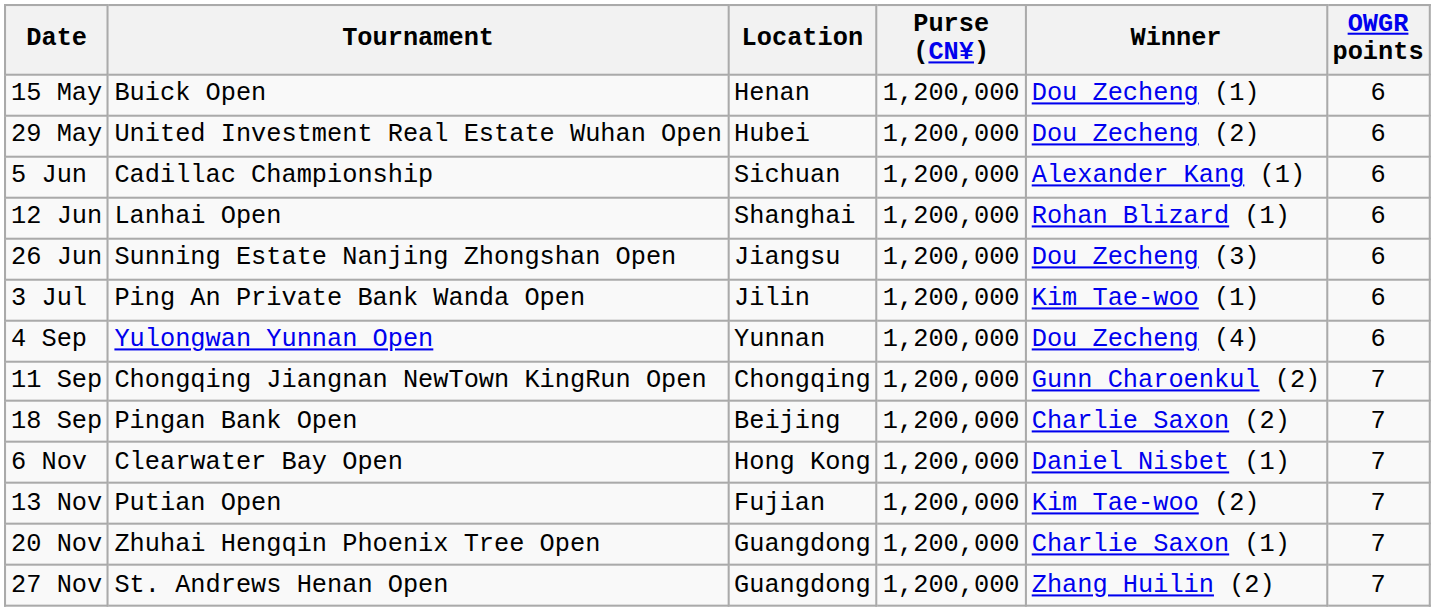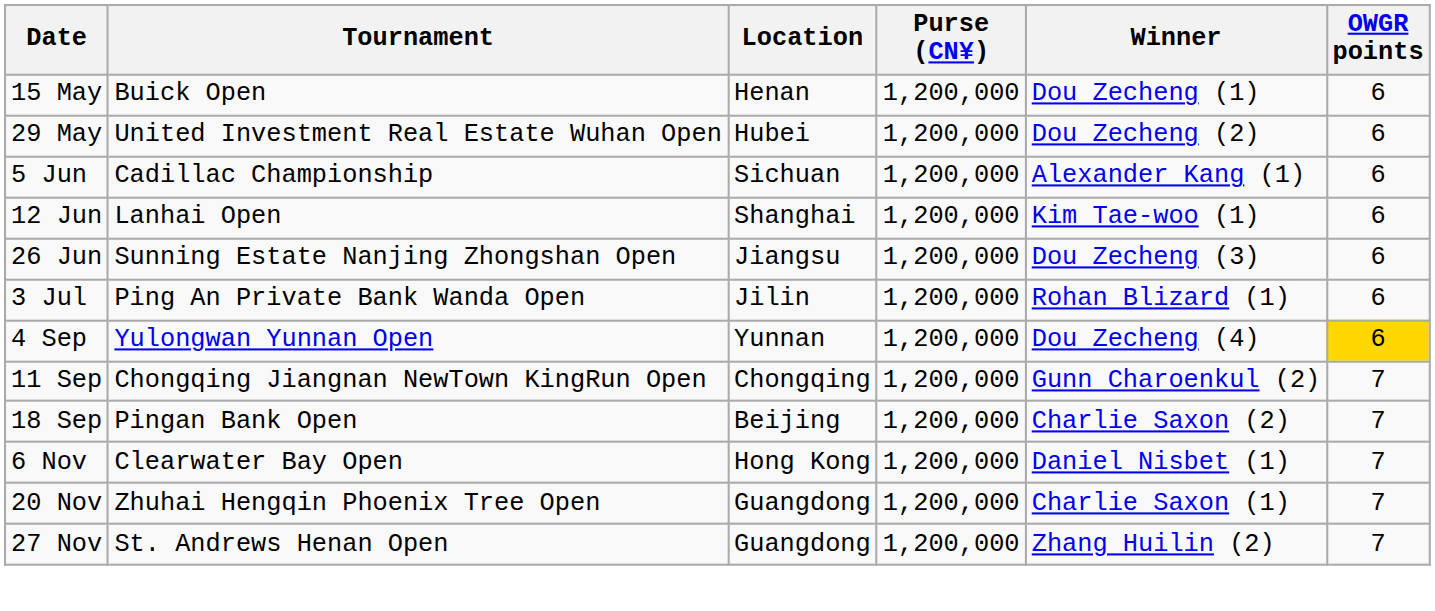(1161, 218) Rohan Blizard (1) -> (1146, 218) Kim Tae-woo (1)
(1146, 300) Kim Tae-woo (1) -> (1161, 300) Rohan Blizard (1)
(1378, 341) no background -> (1378, 341) gold background
- row: (57, 504)
